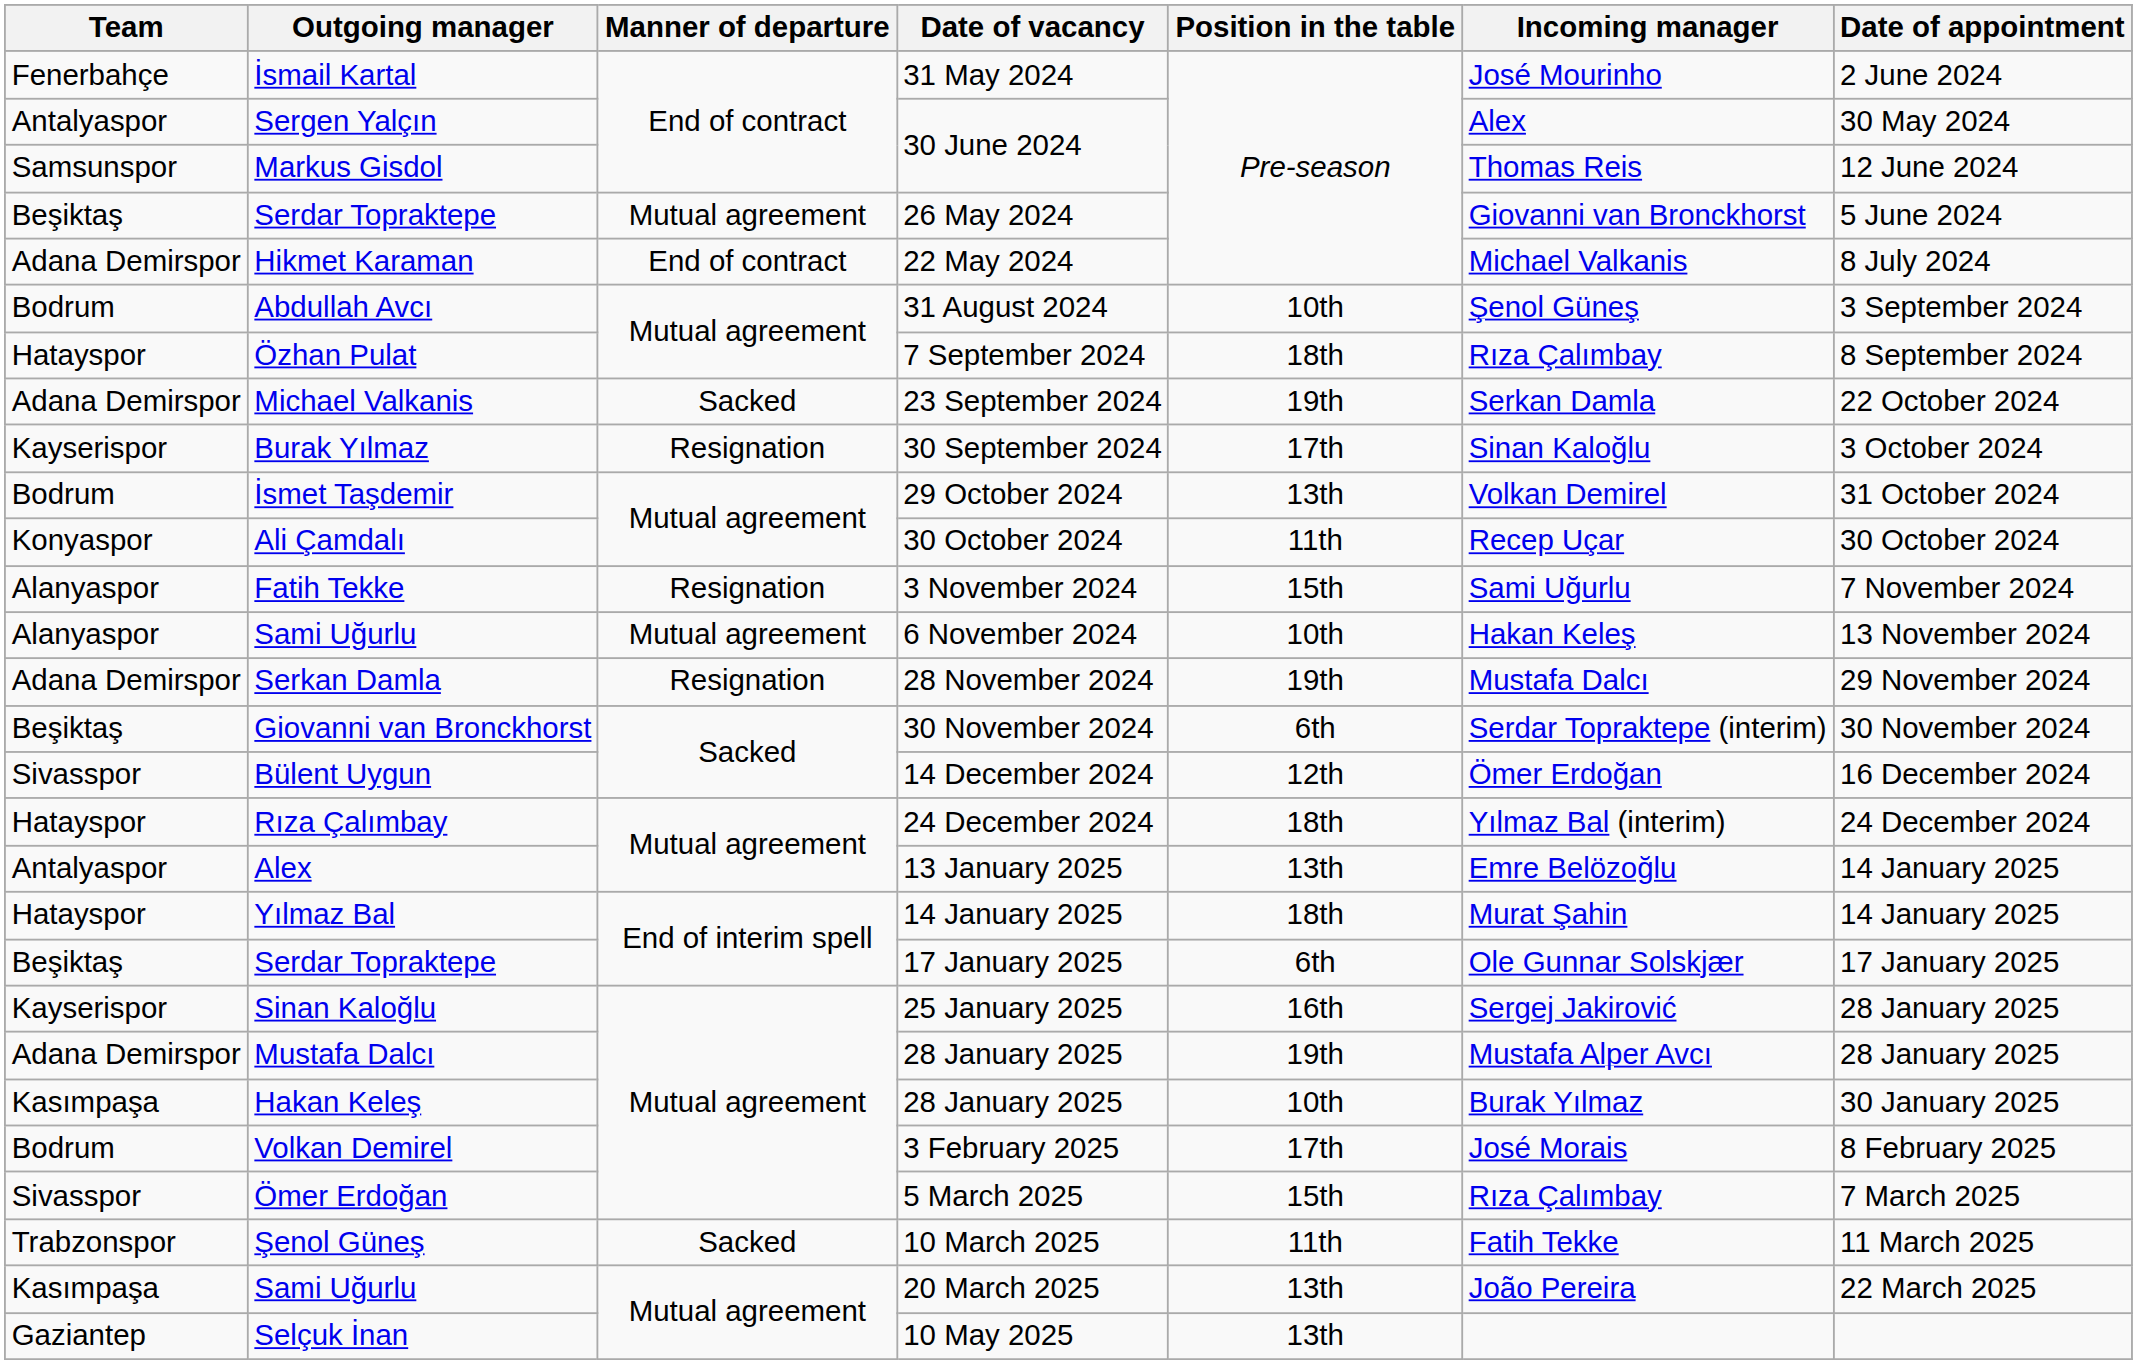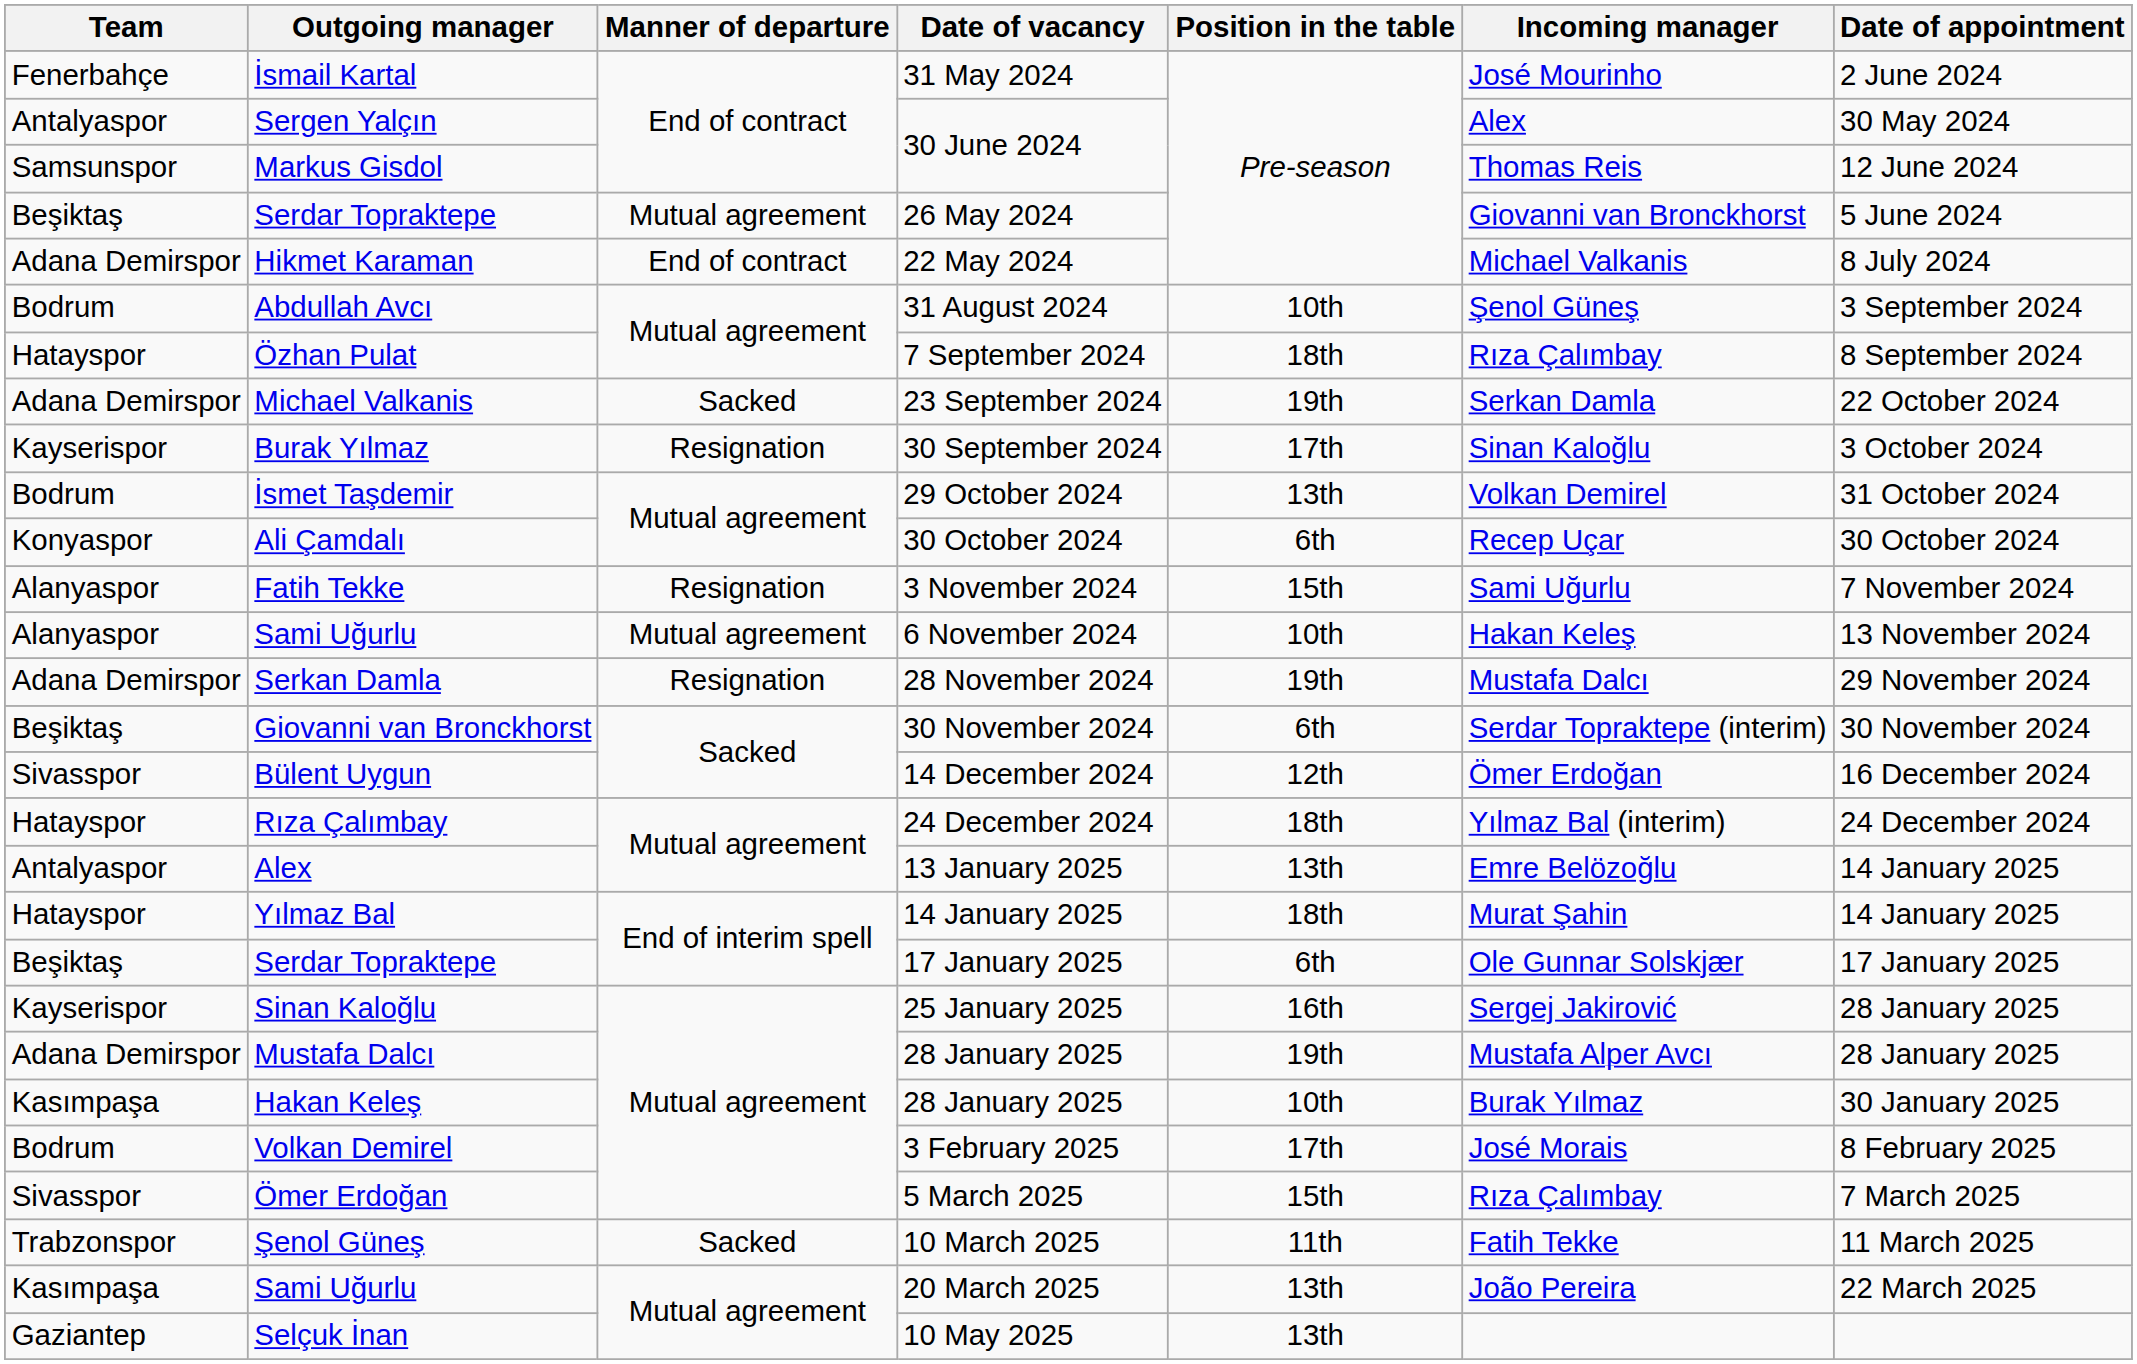(1315, 541) 11th -> (1315, 541) 6th
